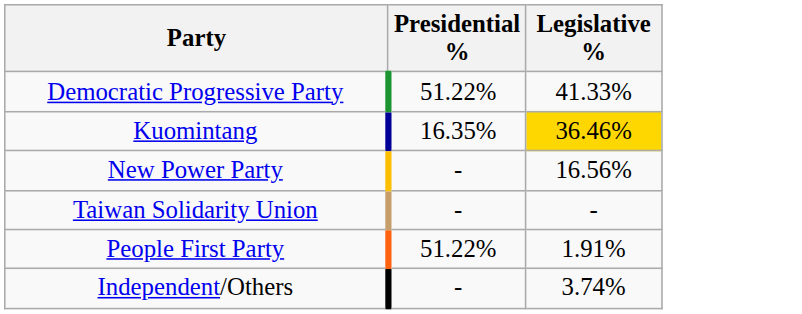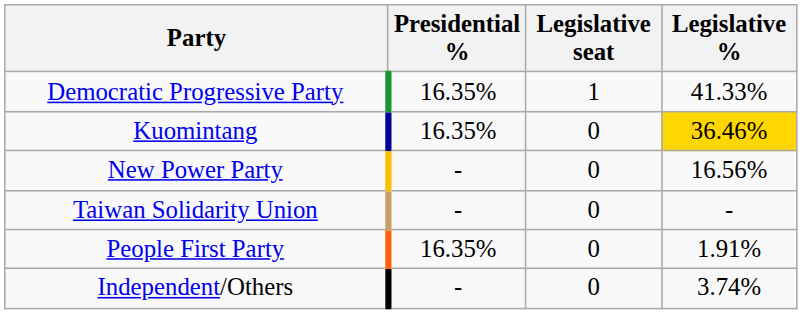+ column: (594, 38)
(458, 91) 51.22% -> (458, 91) 16.35%
(458, 248) 51.22% -> (458, 248) 16.35%
